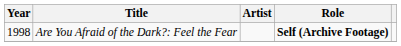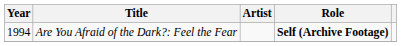(19, 32) 1998 -> (19, 32) 1994
